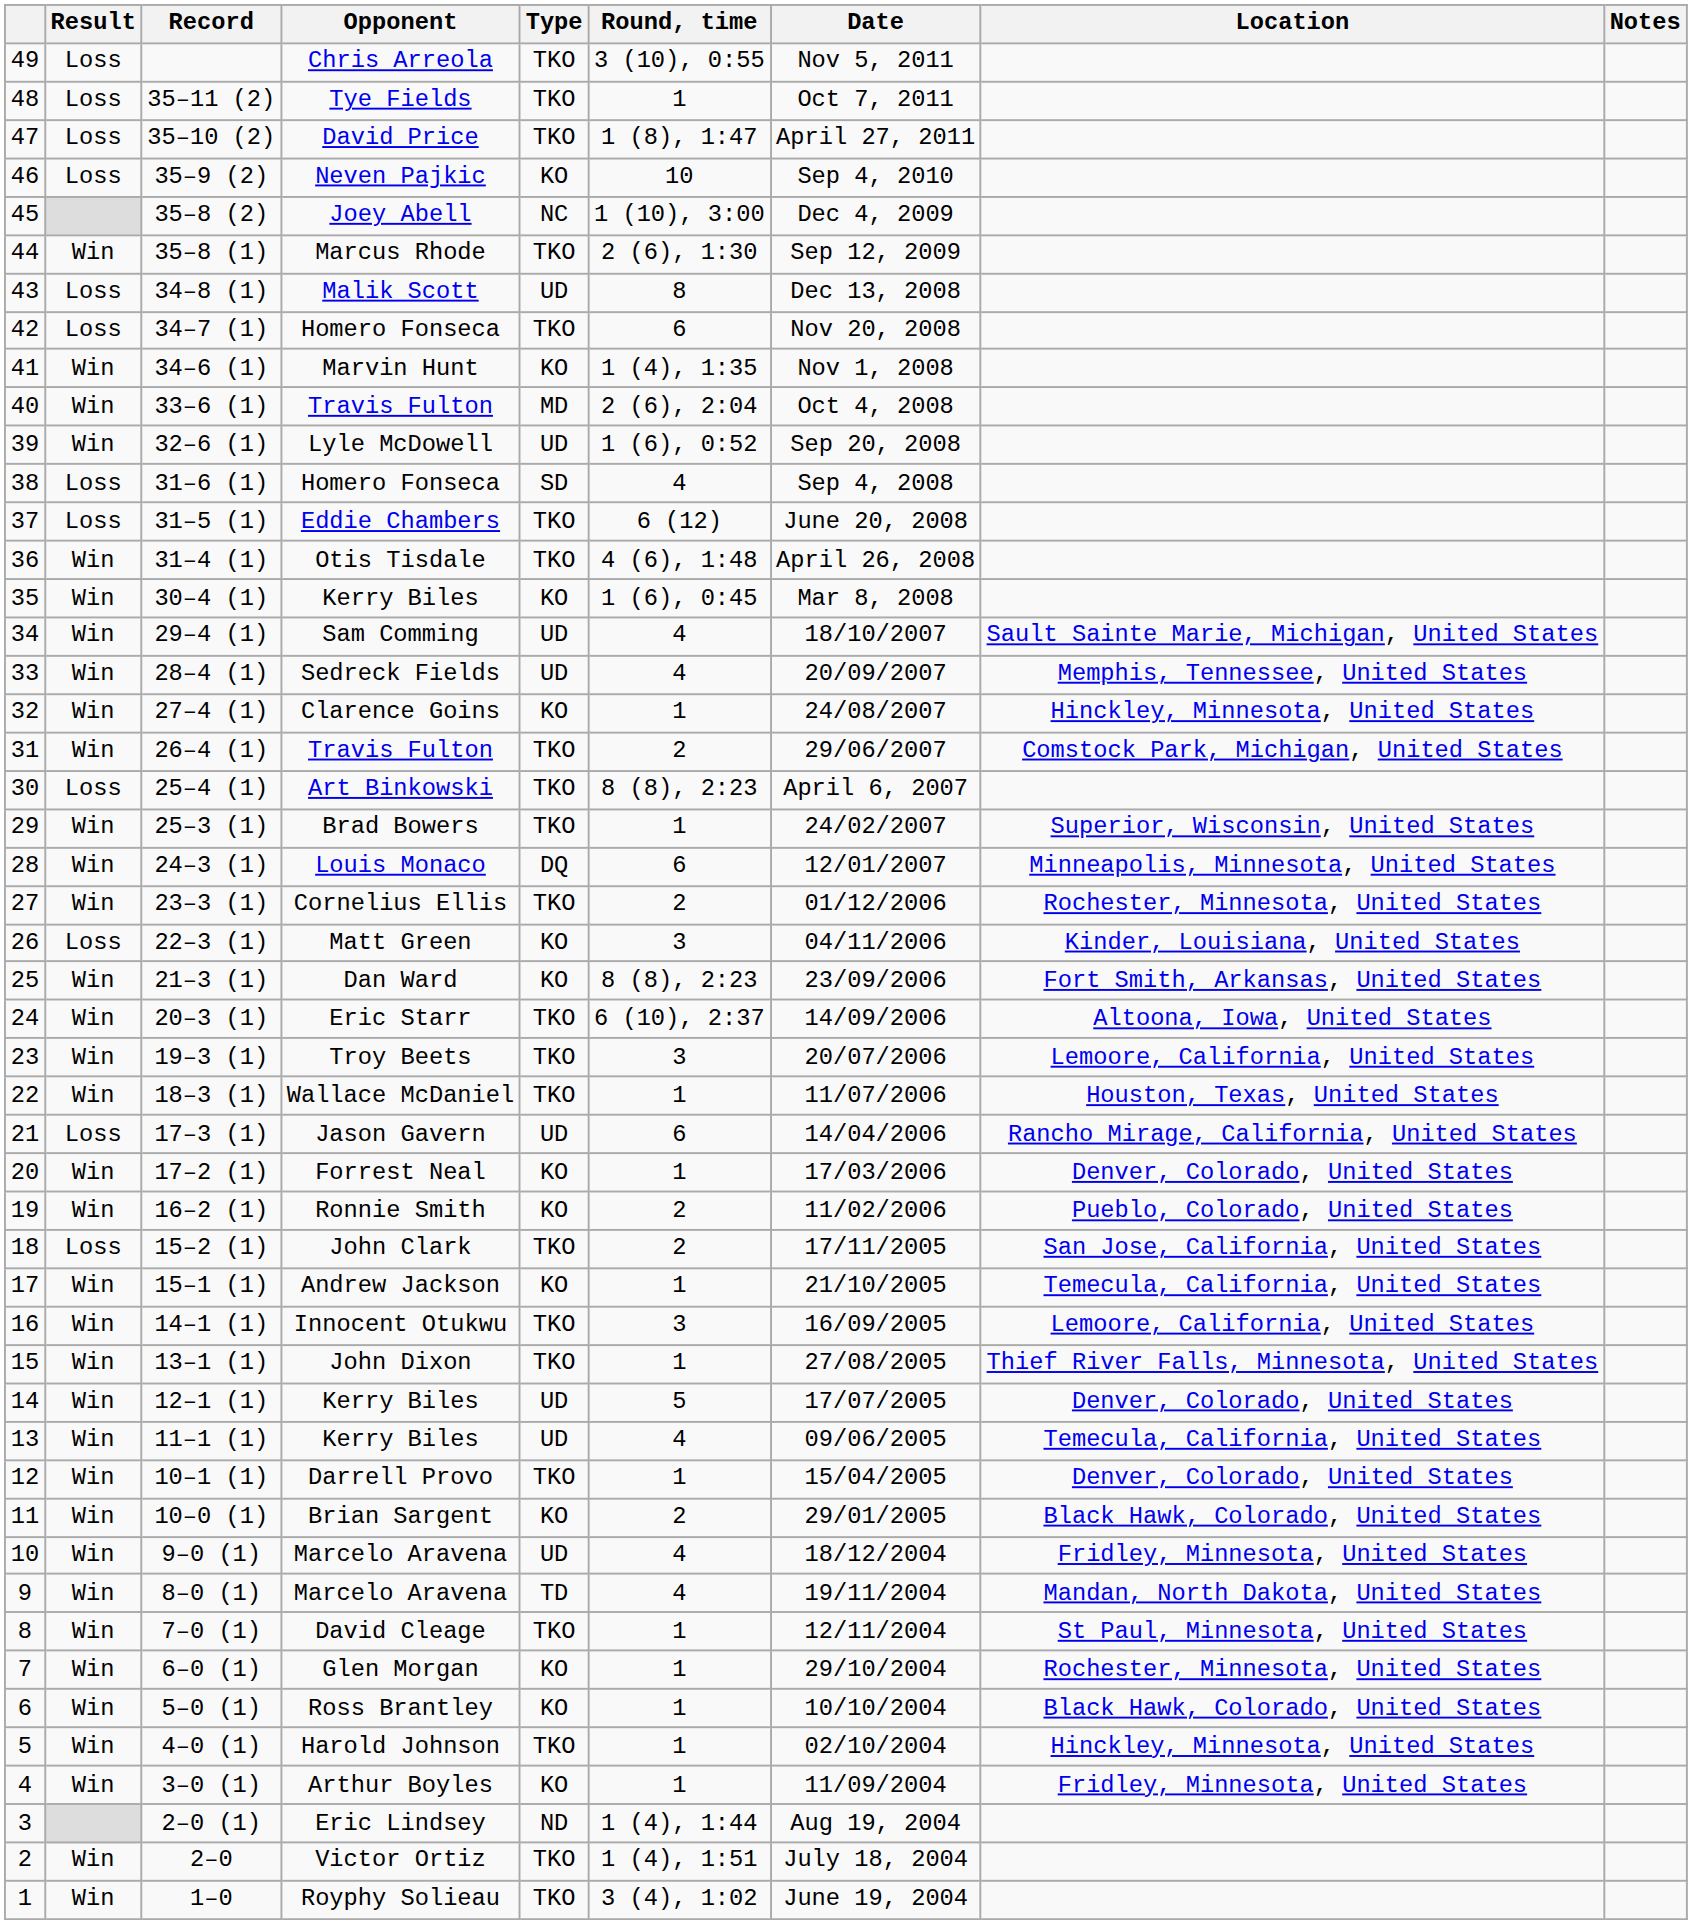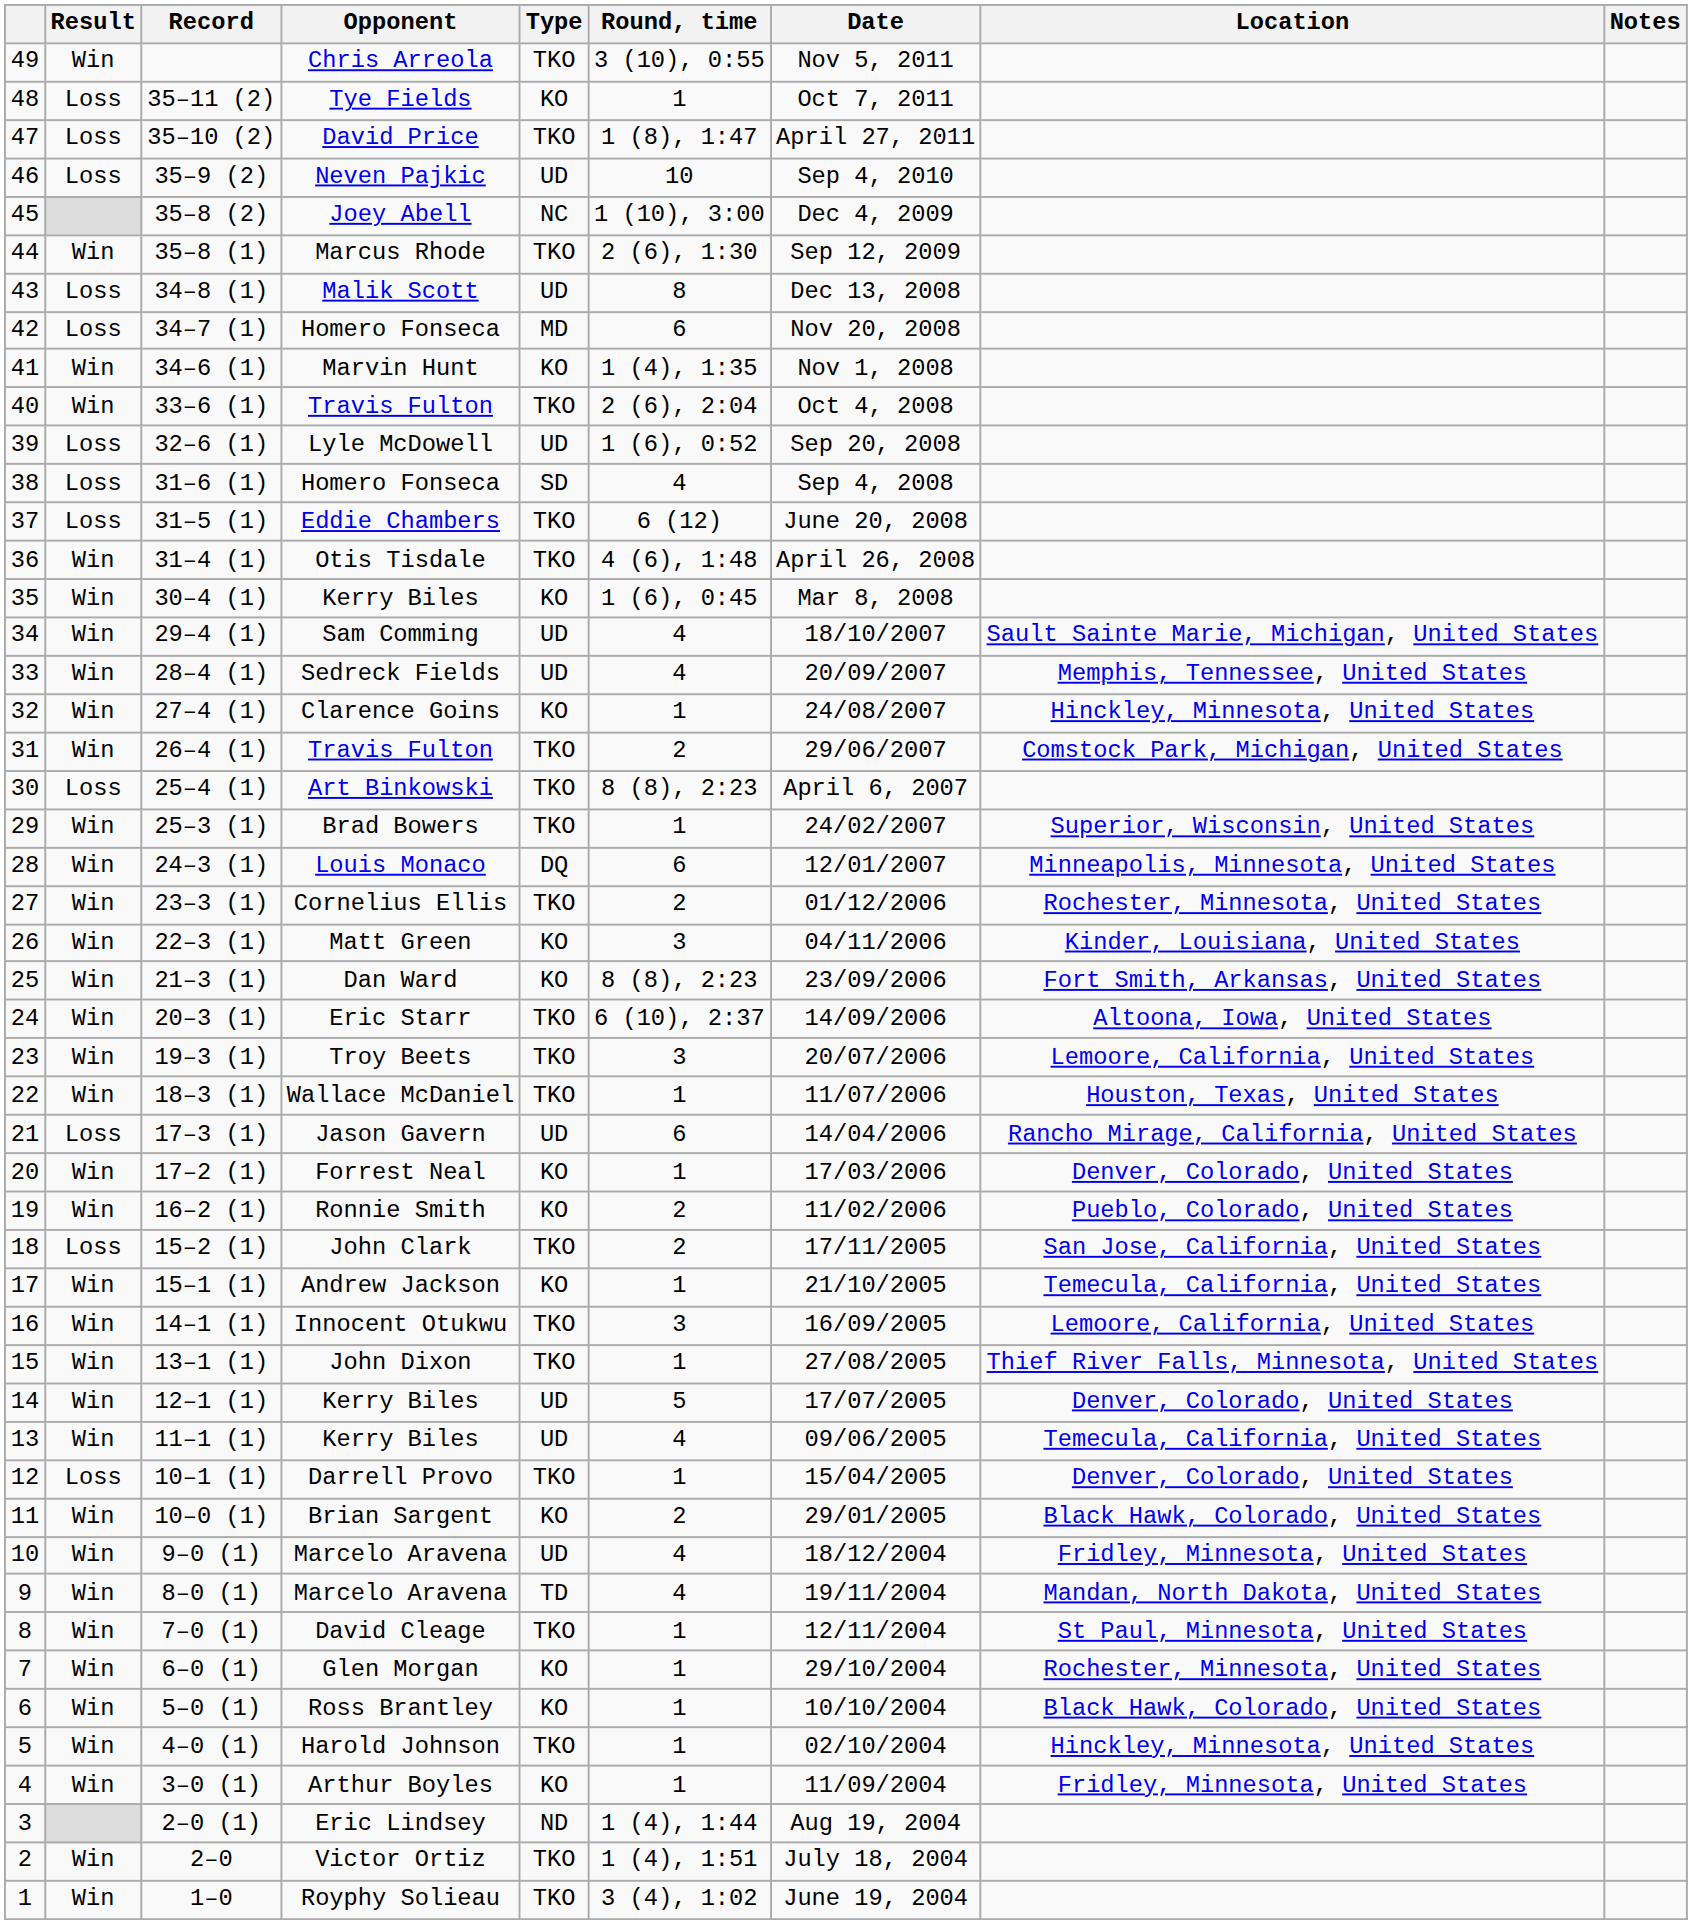(93, 63) Loss -> (93, 63) Win
(554, 101) TKO -> (554, 101) KO
(554, 178) KO -> (554, 178) UD
(554, 331) TKO -> (554, 331) MD
(554, 407) MD -> (554, 407) TKO
(93, 446) Win -> (93, 446) Loss
(93, 943) Loss -> (93, 943) Win
(93, 1479) Win -> (93, 1479) Loss
